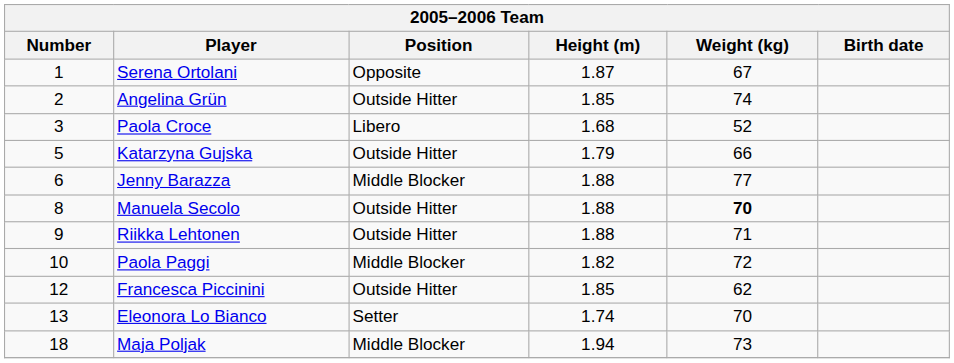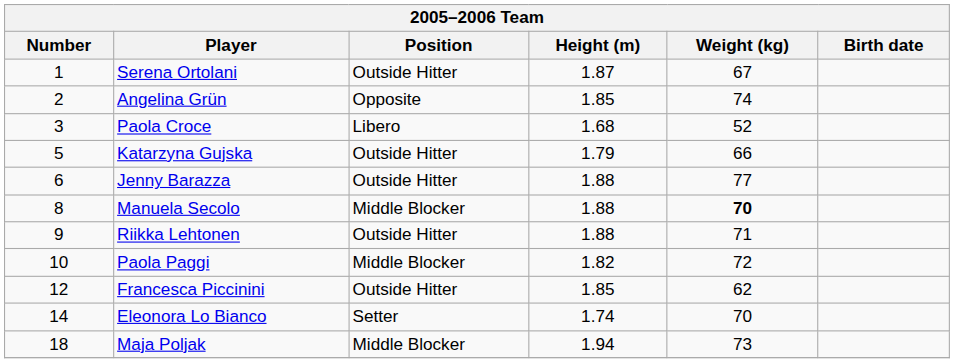(387, 72) Opposite -> (405, 72) Outside Hitter
(405, 99) Outside Hitter -> (387, 99) Opposite
(409, 180) Middle Blocker -> (405, 180) Outside Hitter
(405, 208) Outside Hitter -> (409, 208) Middle Blocker
(59, 316) 13 -> (59, 316) 14
